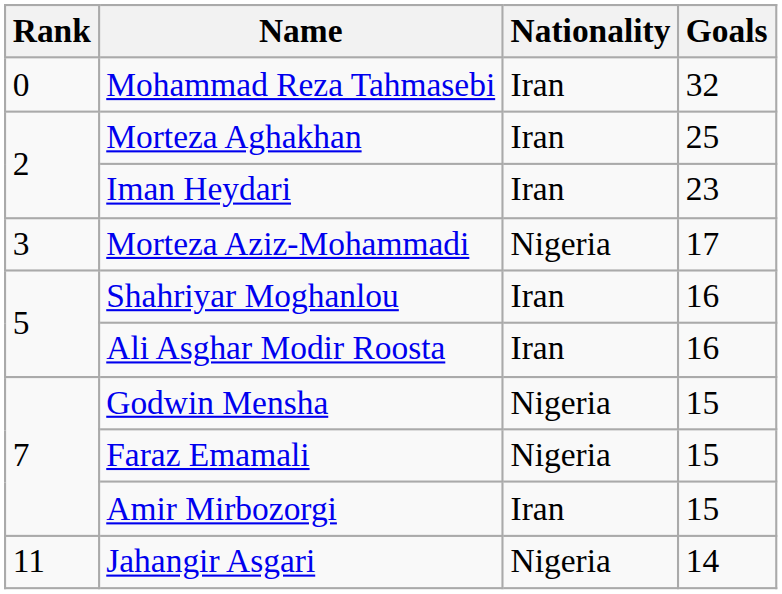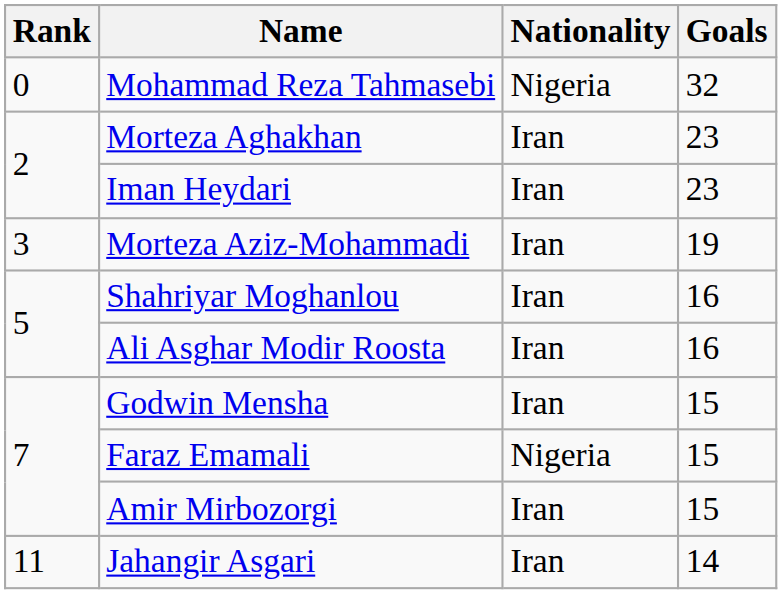(538, 84) Iran -> (561, 84) Nigeria
(703, 137) 25 -> (703, 137) 23
(561, 243) Nigeria -> (538, 243) Iran
(703, 243) 17 -> (703, 243) 19
(561, 402) Nigeria -> (538, 402) Iran
(561, 561) Nigeria -> (538, 561) Iran
